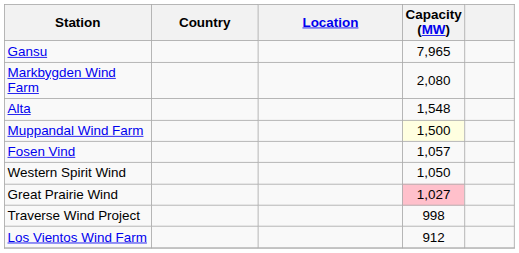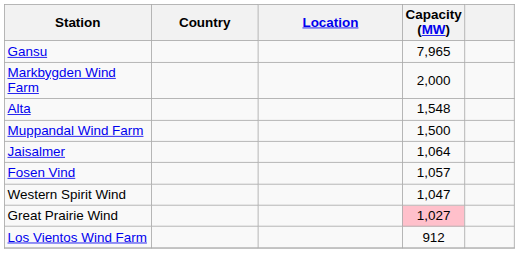(434, 80) 2,080 -> (434, 80) 2,000
(434, 130) lightyellow background -> (434, 130) no background
+ row: (36, 151)
(434, 173) 1,050 -> (434, 194) 1,047
- row: (74, 215)
